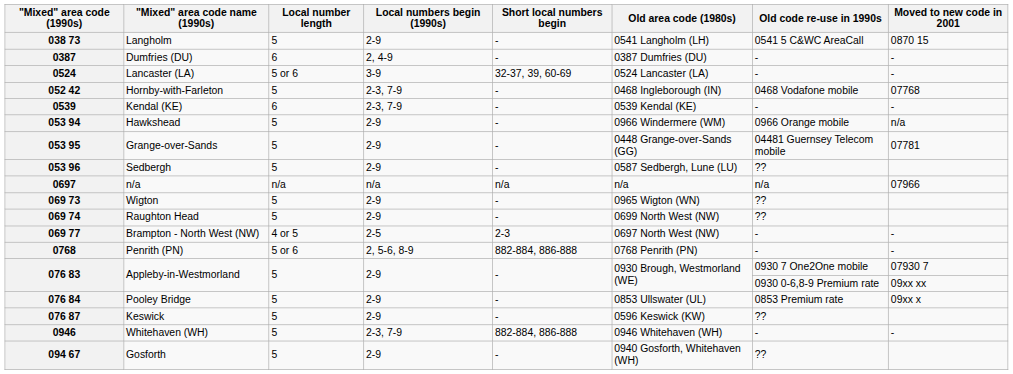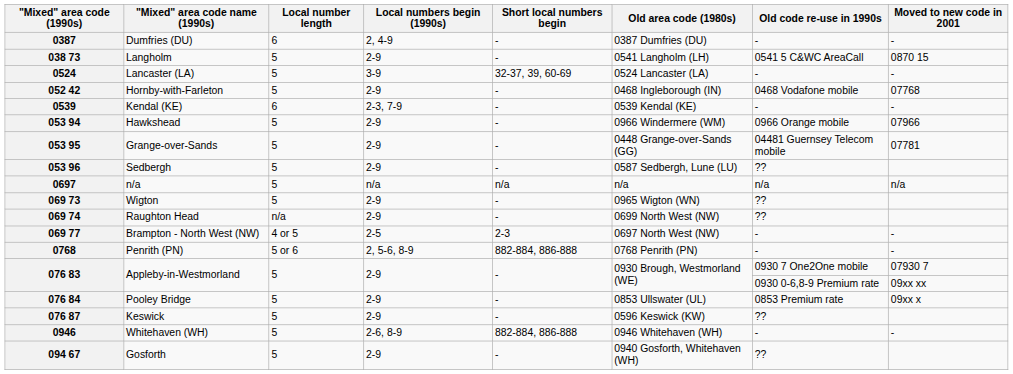rows swapped: (64, 57) <-> (64, 40)
(285, 73) 5 or 6 -> (274, 73) 5
(384, 90) 2-3, 7-9 -> (374, 90) 2-9
(898, 123) n/a -> (905, 123) 07966
(279, 184) n/a -> (274, 184) 5
(905, 184) 07966 -> (898, 184) n/a
(274, 217) 5 -> (279, 217) n/a
(384, 333) 2-3, 7-9 -> (384, 333) 2-6, 8-9
